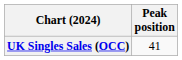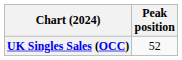(155, 45) 41 -> (155, 45) 52
